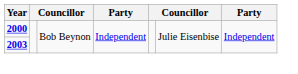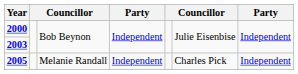+ row: (17, 61)
